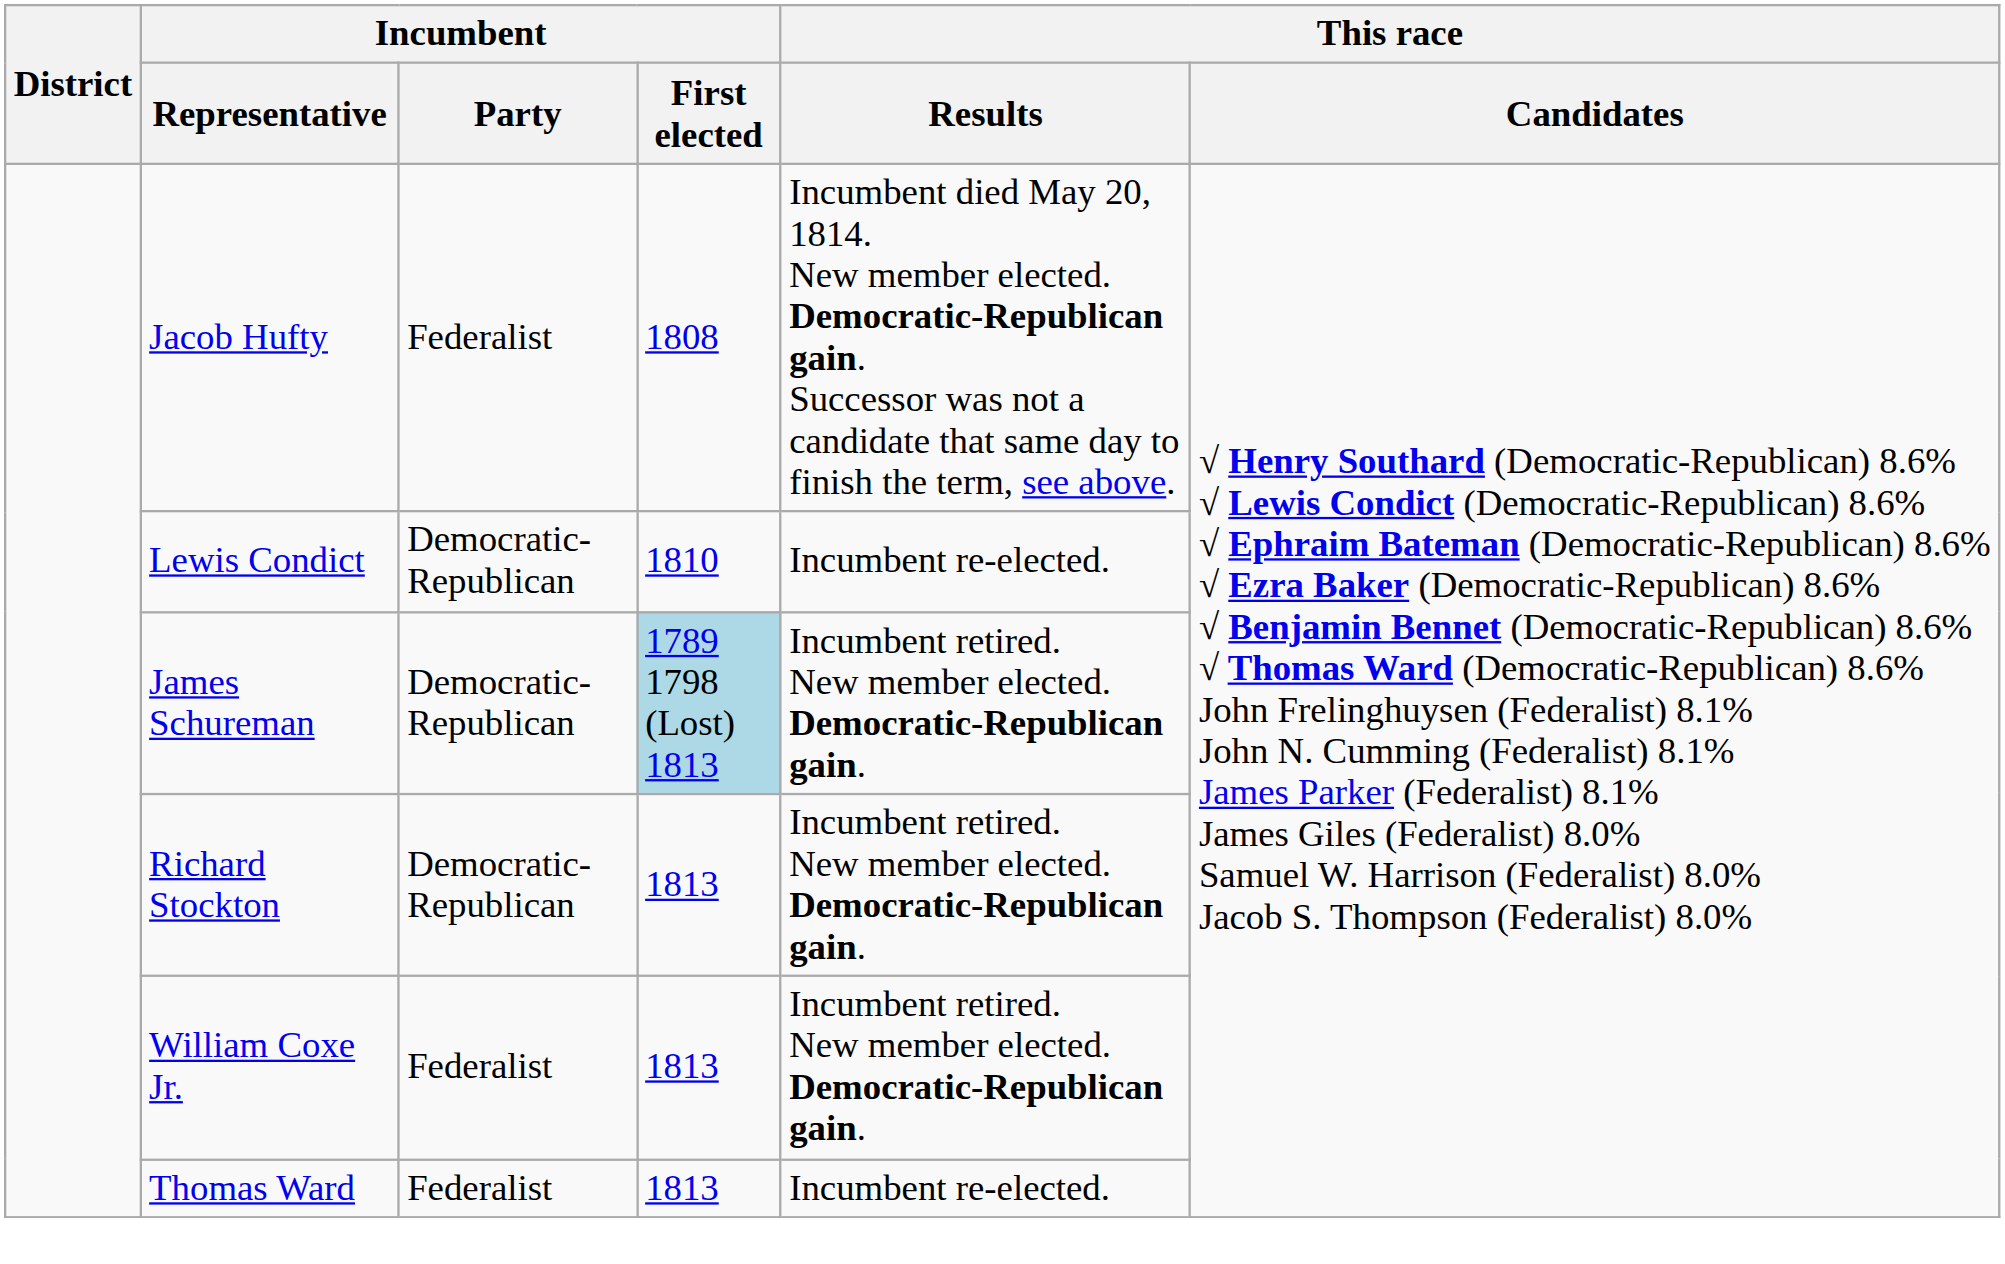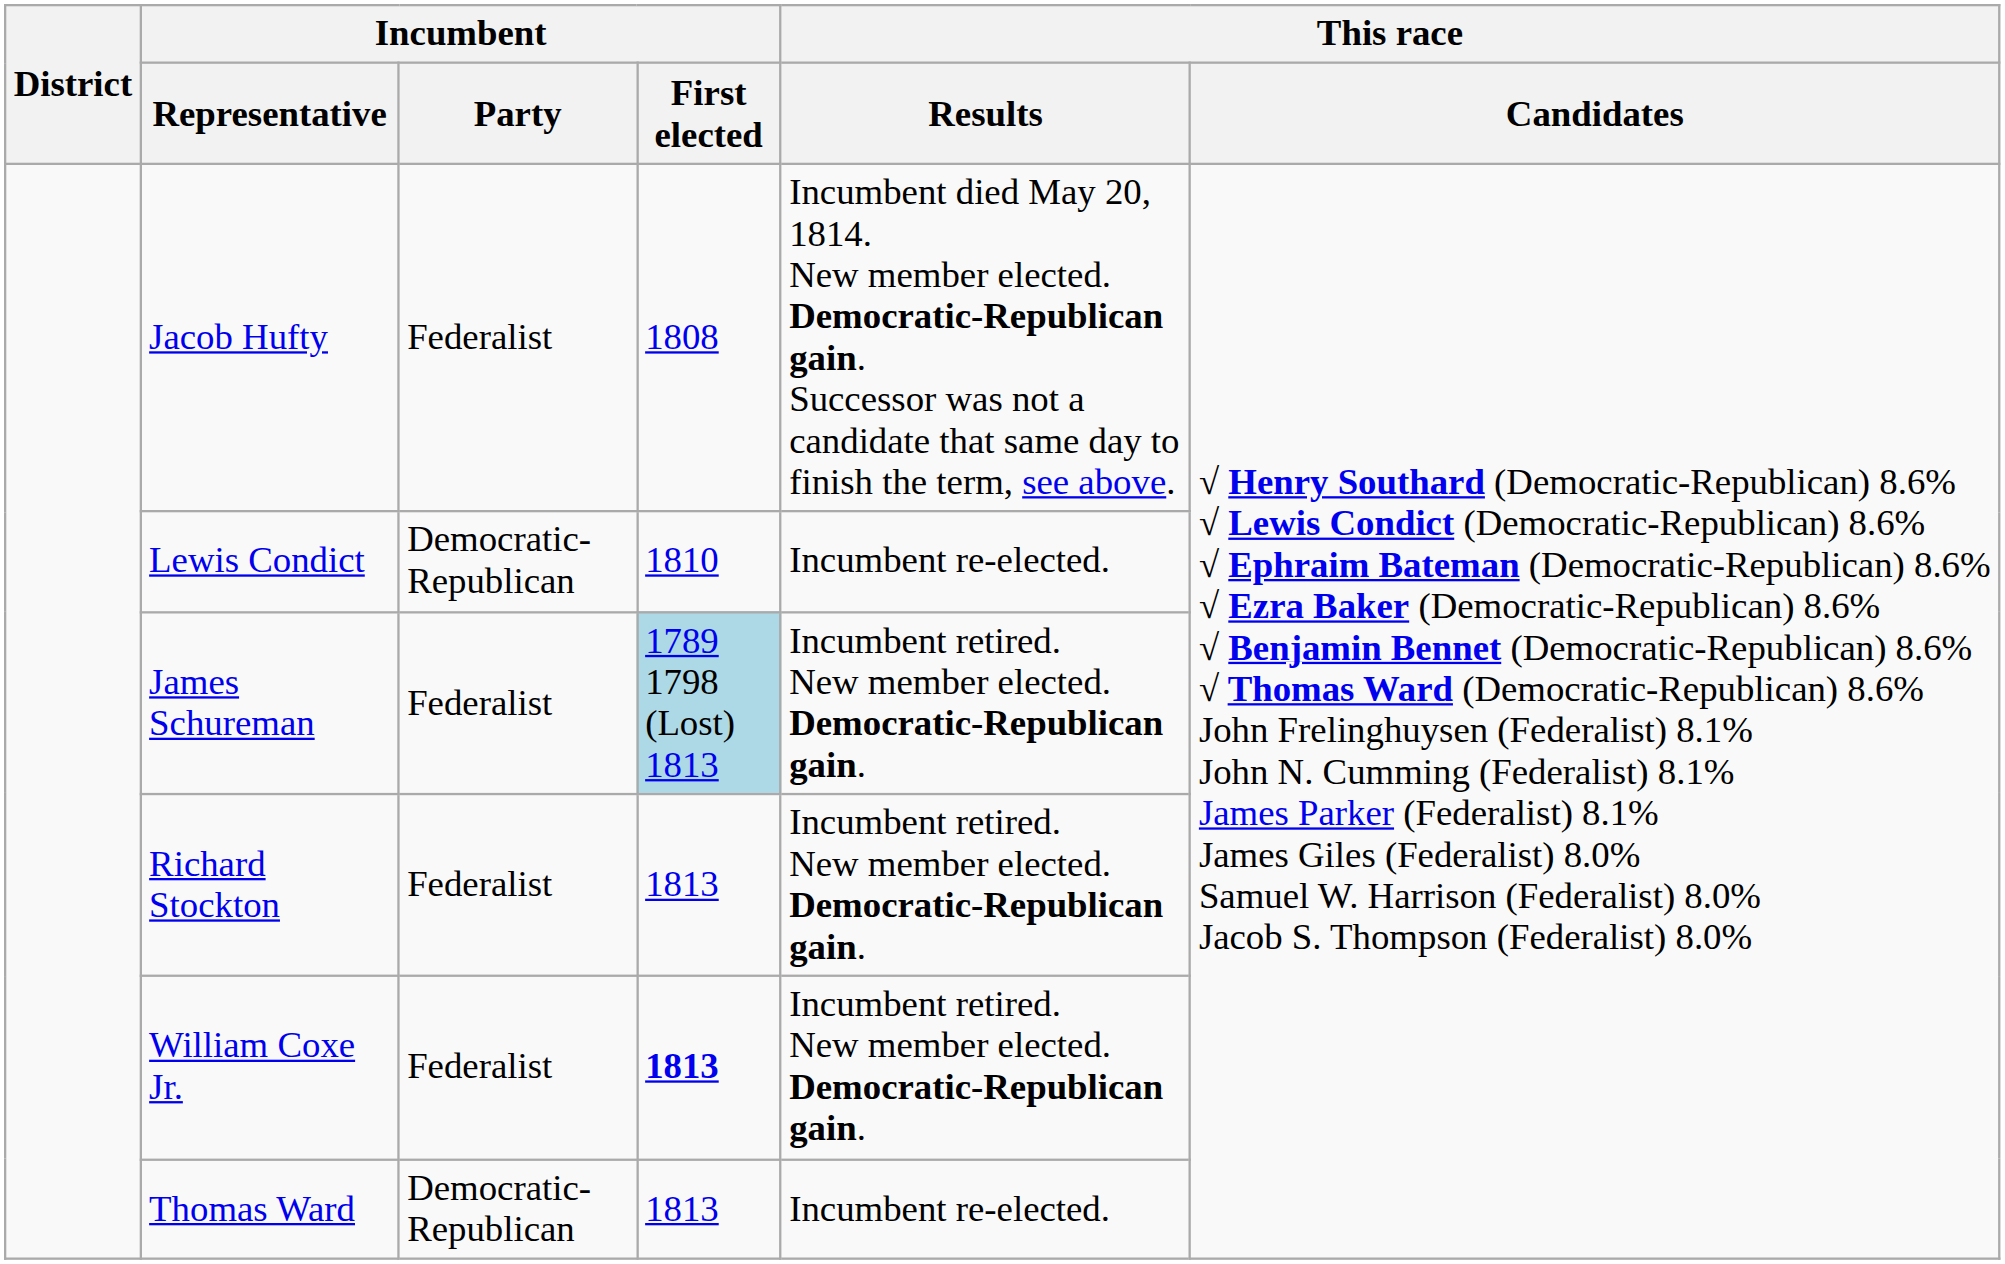(499, 701) Democratic-Republican -> (480, 701) Federalist
(499, 884) Democratic-Republican -> (480, 884) Federalist
(682, 1066) normal -> (682, 1066) bold
(480, 1187) Federalist -> (499, 1208) Democratic-Republican
